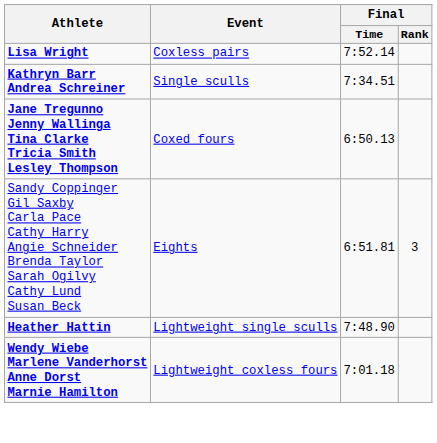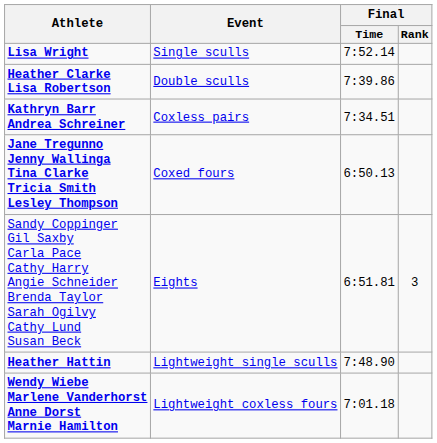(201, 53) Coxless pairs -> (201, 53) Single sculls
+ row: (59, 81)
(201, 81) Single sculls -> (201, 117) Coxless pairs
